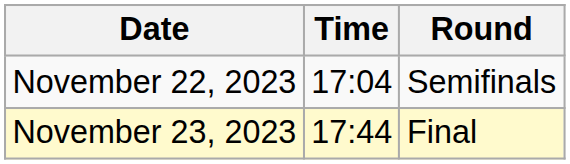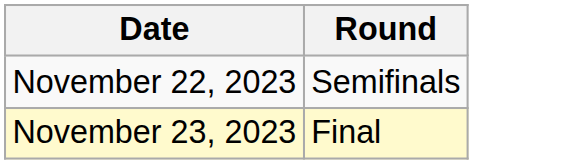- column: (352, 30)
